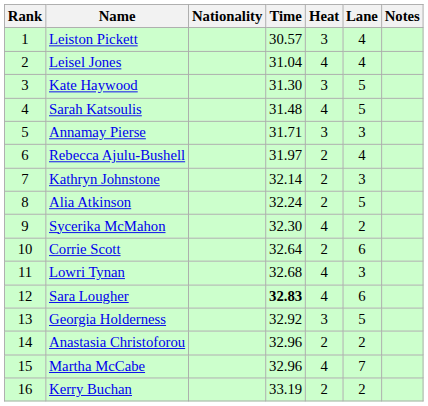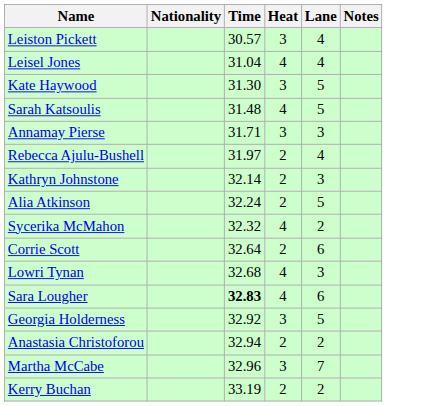- column: (25, 16)
(286, 226) 32.30 -> (244, 226) 32.32
(286, 343) 32.96 -> (244, 343) 32.94
(324, 366) 4 -> (283, 366) 3
